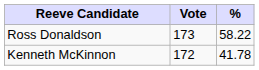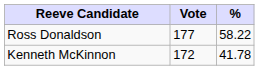(184, 34) 173 -> (184, 34) 177
